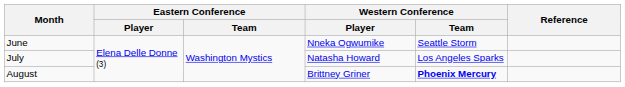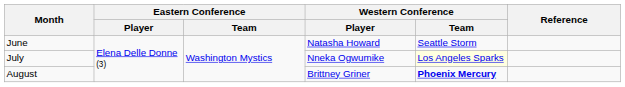(346, 43) Nneka Ogwumike -> (343, 43) Natasha Howard
(343, 58) Natasha Howard -> (346, 58) Nneka Ogwumike
(461, 58) no background -> (461, 58) lightyellow background
